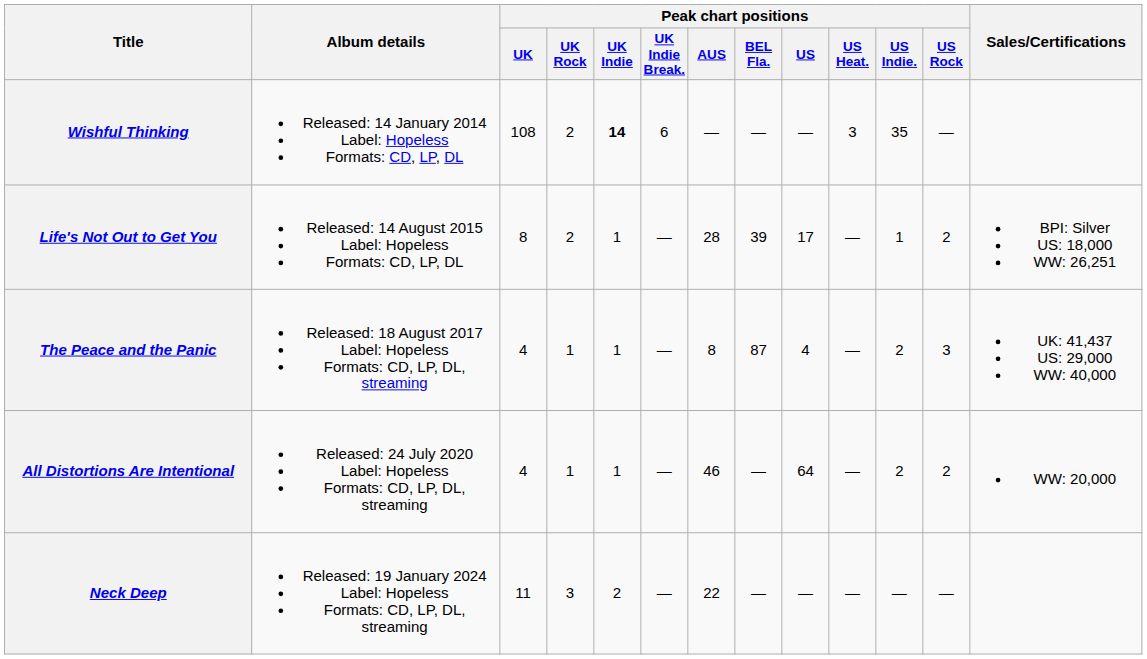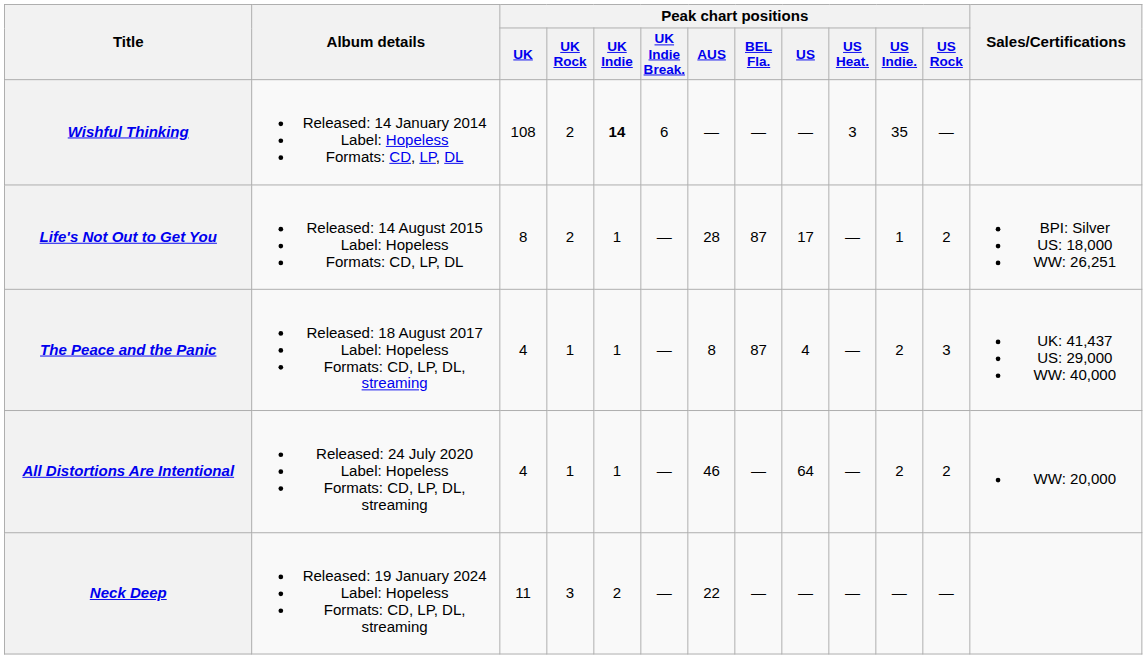(759, 236) 39 -> (759, 236) 87
